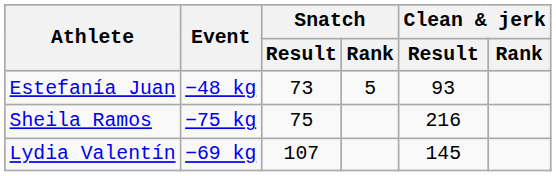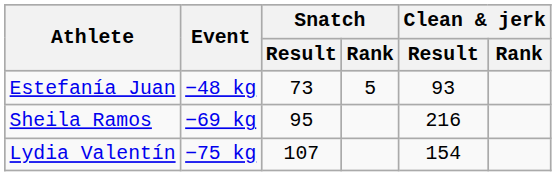(221, 121) −75 kg -> (221, 121) −69 kg
(301, 121) 75 -> (301, 121) 95
(221, 154) −69 kg -> (221, 154) −75 kg
(443, 154) 145 -> (443, 154) 154
